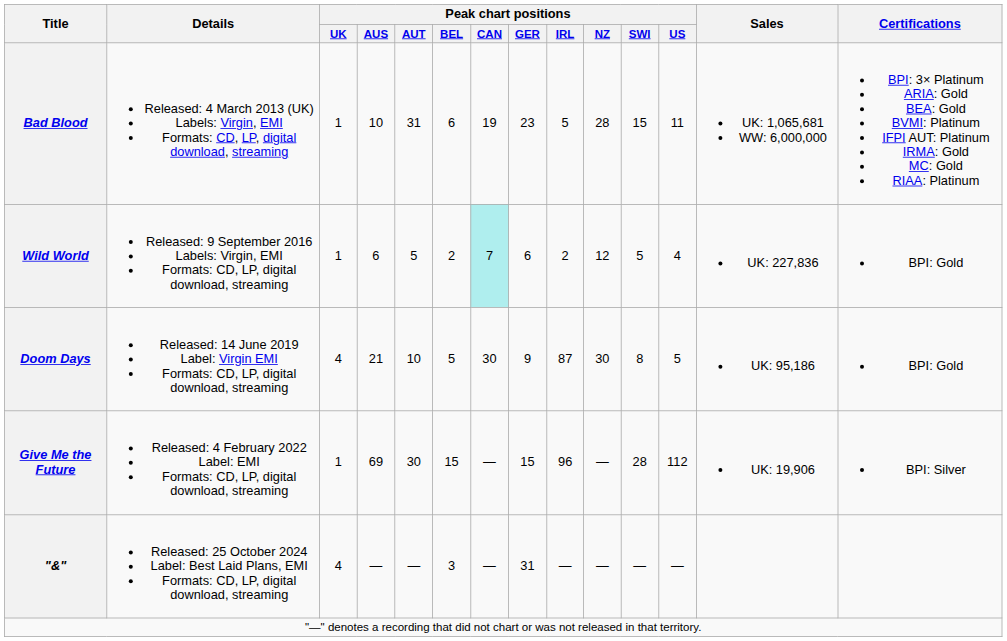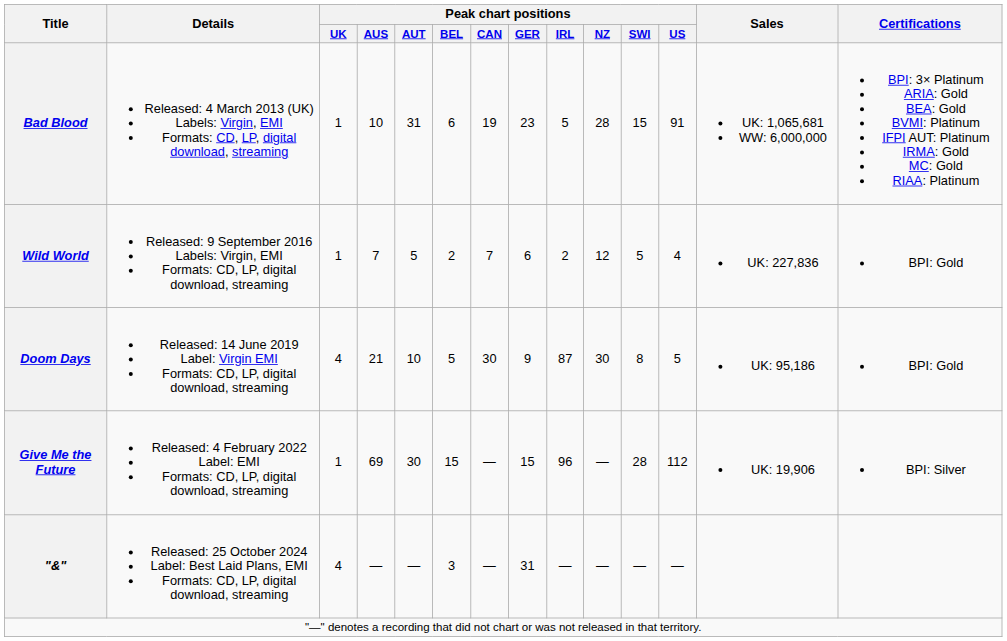(677, 123) 11 -> (677, 123) 91
(376, 255) 6 -> (376, 255) 7
(489, 255) paleturquoise background -> (489, 255) no background
